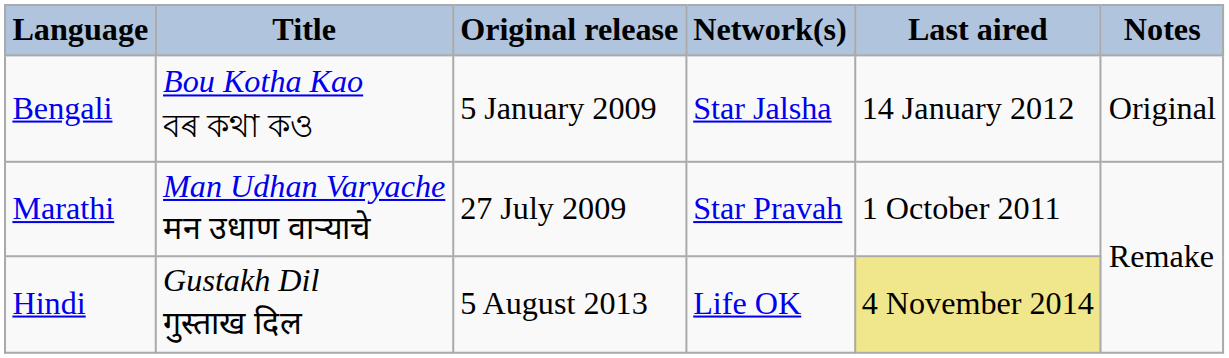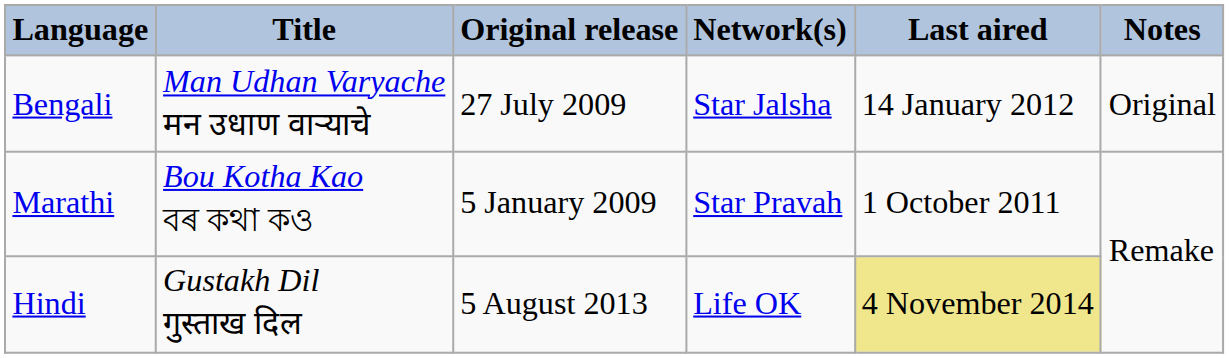(263, 103) Bou Kotha Kao বৰ কথা কও -> (304, 102) Man Udhan Varyache मन उधाण वाऱ्याचे
(558, 108) 5 January 2009 -> (543, 103) 27 July 2009
(304, 207) Man Udhan Varyache मन उधाण वाऱ्याचे -> (263, 198) Bou Kotha Kao বৰ কথা কও
(543, 208) 27 July 2009 -> (558, 203) 5 January 2009
